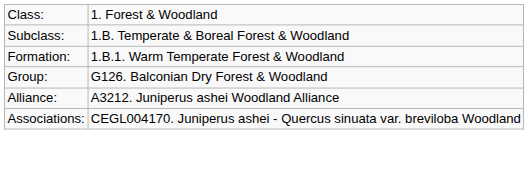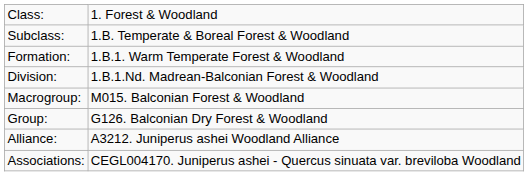+ row: (32, 77)
+ row: (44, 98)
